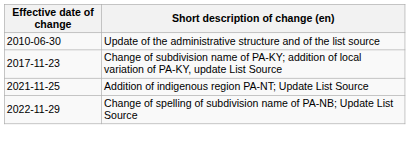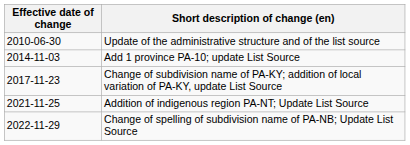+ row: (202, 58)
